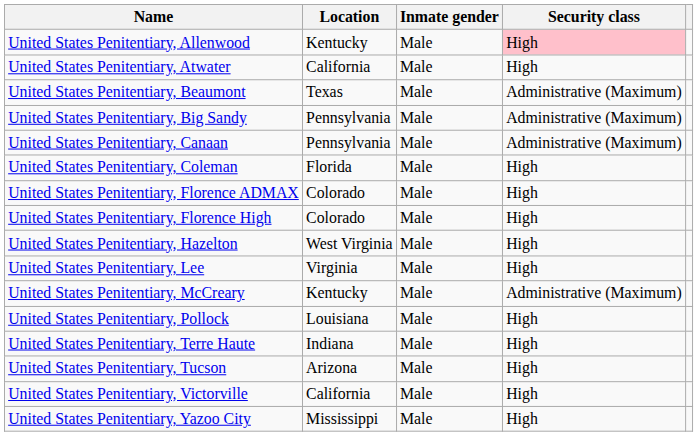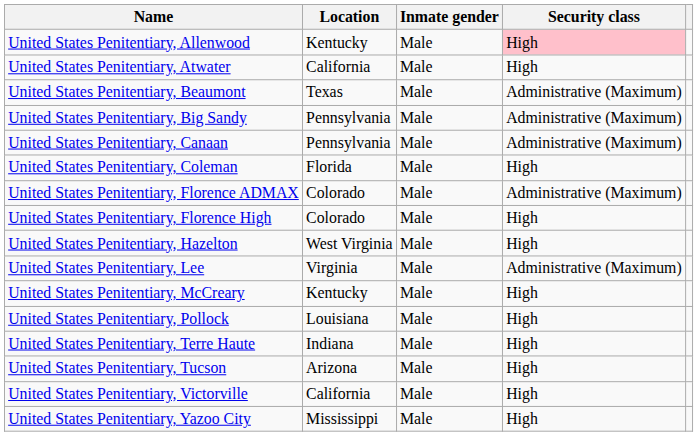(522, 192) High -> (594, 192) Administrative (Maximum)
(522, 268) High -> (594, 268) Administrative (Maximum)
(594, 293) Administrative (Maximum) -> (522, 293) High
